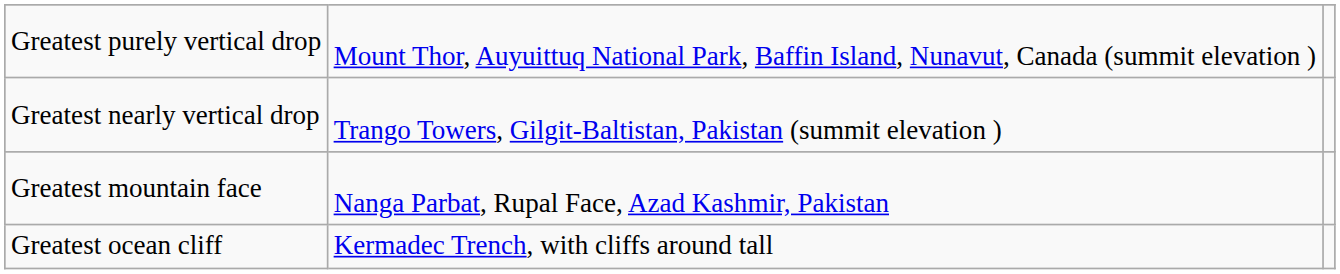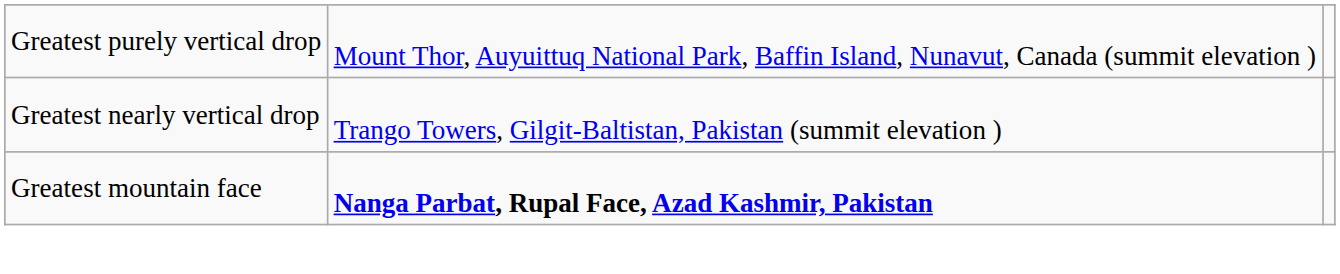(611, 202) normal -> (633, 202) bold
- row: (117, 245)
